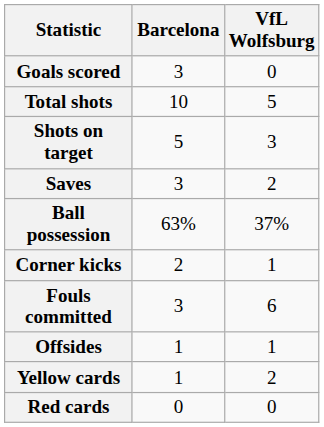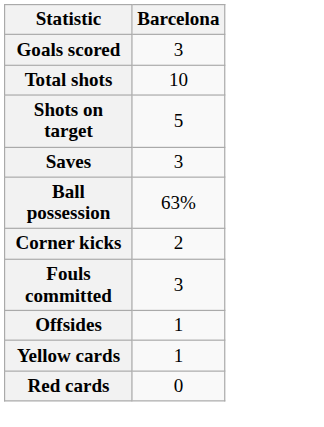- column: (272, 30)
